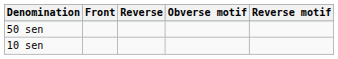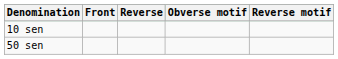rows swapped: (25, 46) <-> (25, 29)
